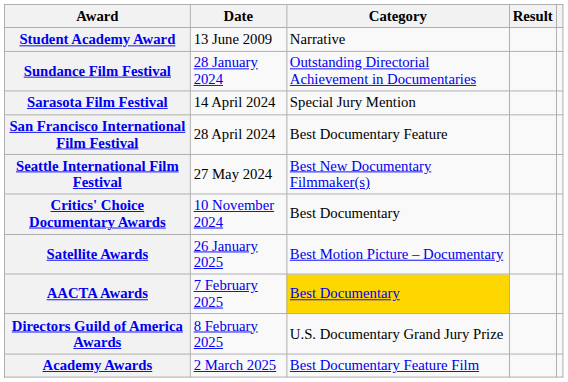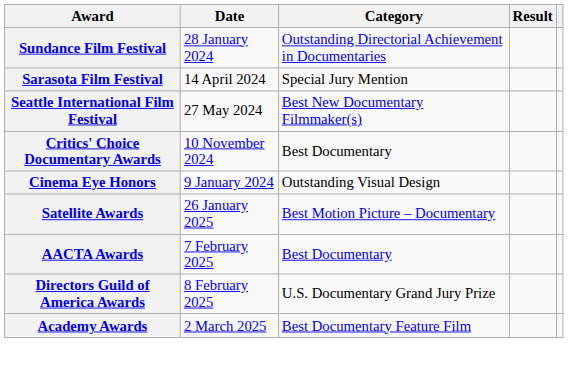- row: (97, 39)
- row: (97, 134)
+ row: (92, 182)
(345, 294) gold background -> (337, 254) no background
